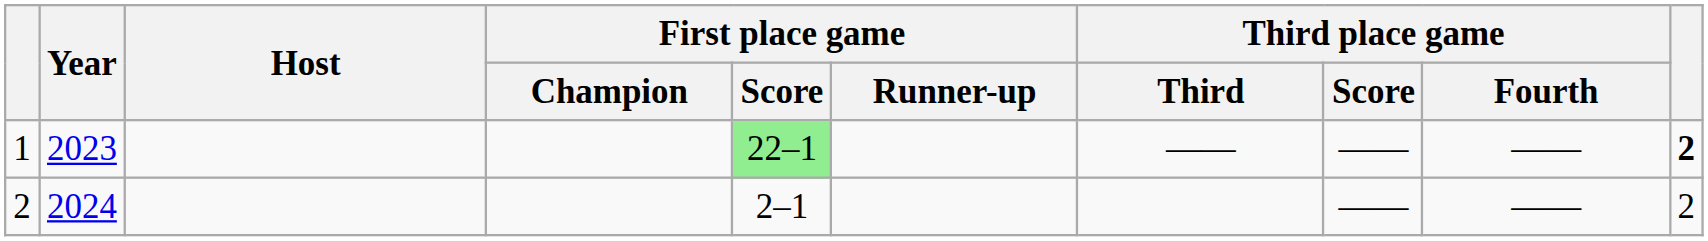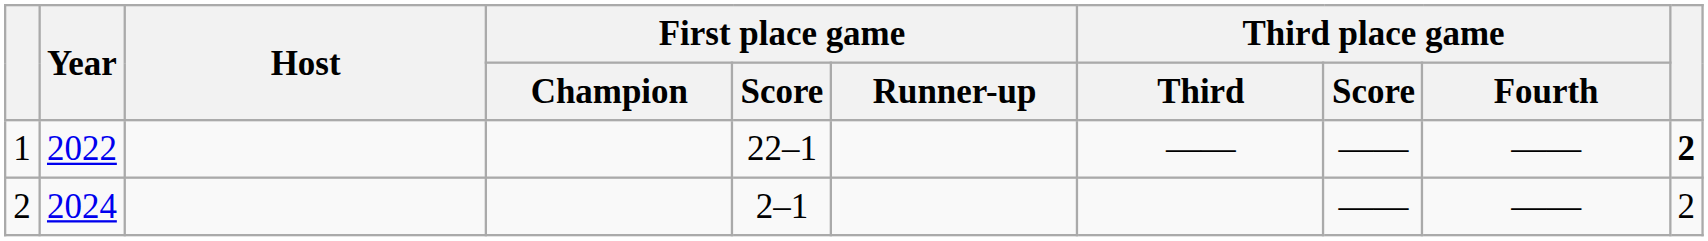(82, 148) 2023 -> (82, 148) 2022
(782, 148) lightgreen background -> (782, 148) no background
